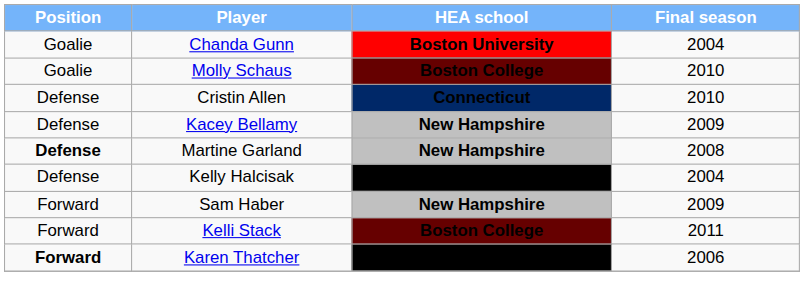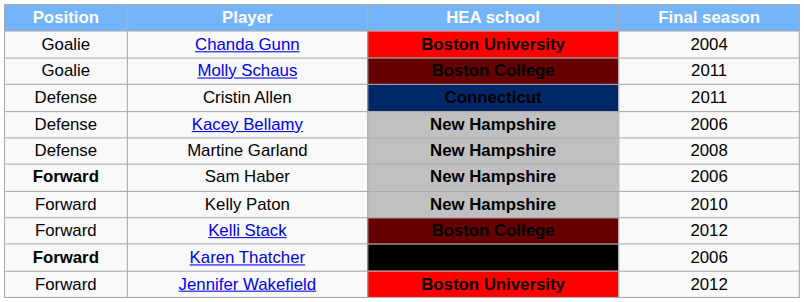(706, 71) 2010 -> (709, 71) 2011
(706, 97) 2010 -> (709, 97) 2011
(706, 124) 2009 -> (709, 124) 2006
(68, 151) bold -> (66, 151) normal
- row: (242, 177)
(68, 204) normal -> (66, 177) bold
(706, 204) 2009 -> (709, 177) 2006
+ row: (247, 204)
(706, 230) 2011 -> (709, 230) 2012
+ row: (247, 284)
